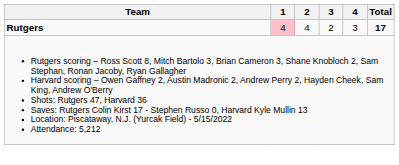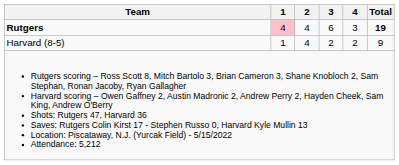(331, 27) 2 -> (331, 27) 6
(381, 27) 17 -> (381, 27) 19
+ row: (36, 43)
